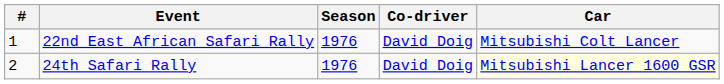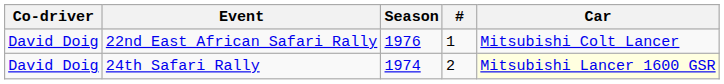columns swapped: (22, 17) <-> (428, 17)
(339, 66) 1976 -> (403, 66) 1974
